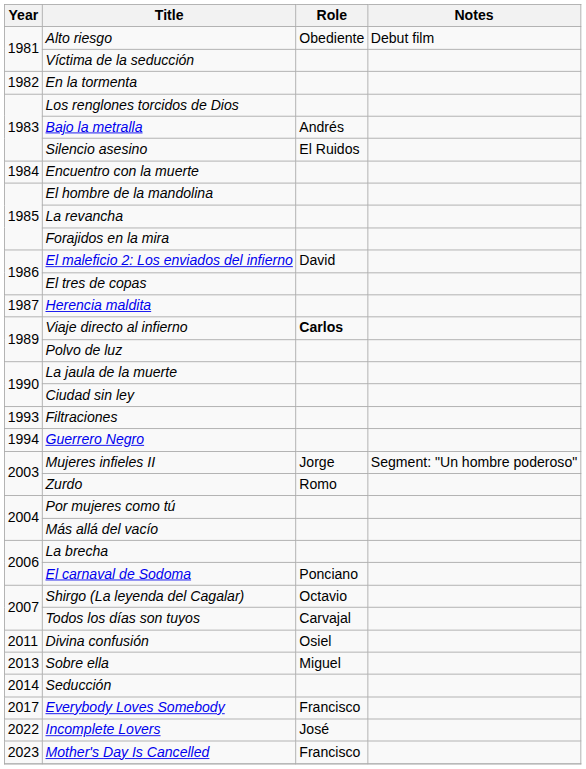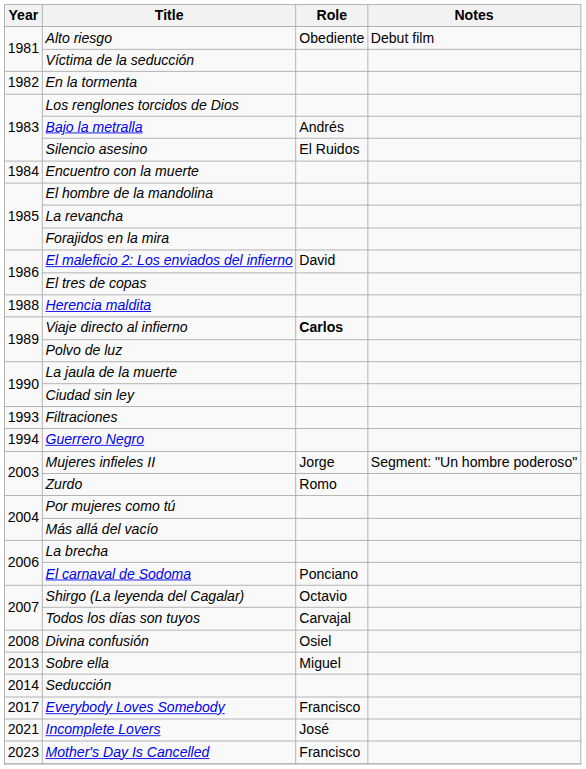(23, 305) 1987 -> (23, 305) 1988
(23, 640) 2011 -> (23, 640) 2008
(23, 730) 2022 -> (23, 730) 2021
